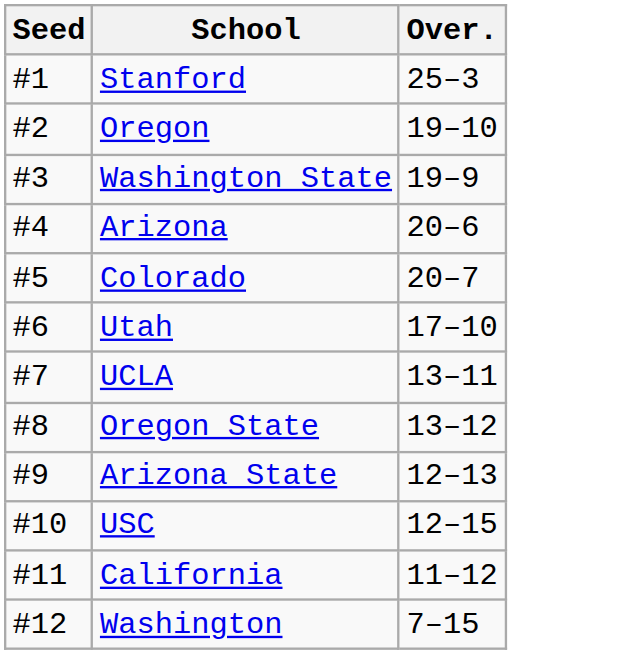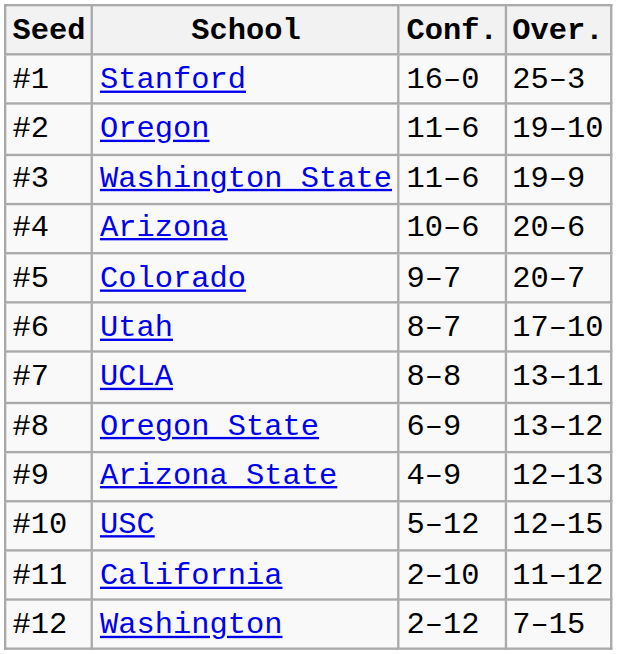+ column: (452, 30)
